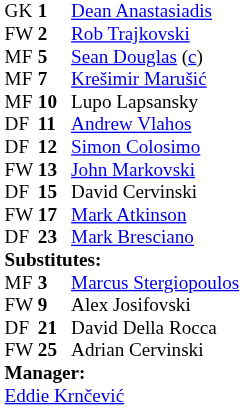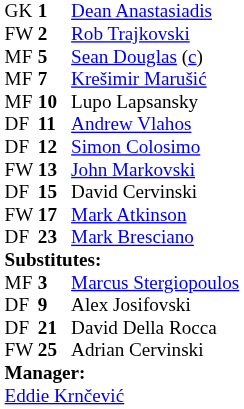(19, 305) FW -> (17, 305) DF
